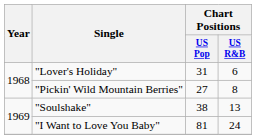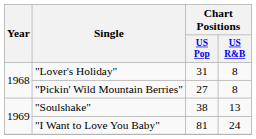(235, 71) 6 -> (235, 71) 8
